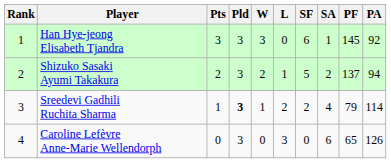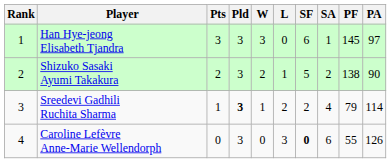(374, 41) 92 -> (374, 41) 97
(351, 74) 137 -> (351, 74) 138
(374, 74) 94 -> (374, 74) 90
(306, 141) normal -> (306, 141) bold
(351, 141) 65 -> (351, 141) 55
